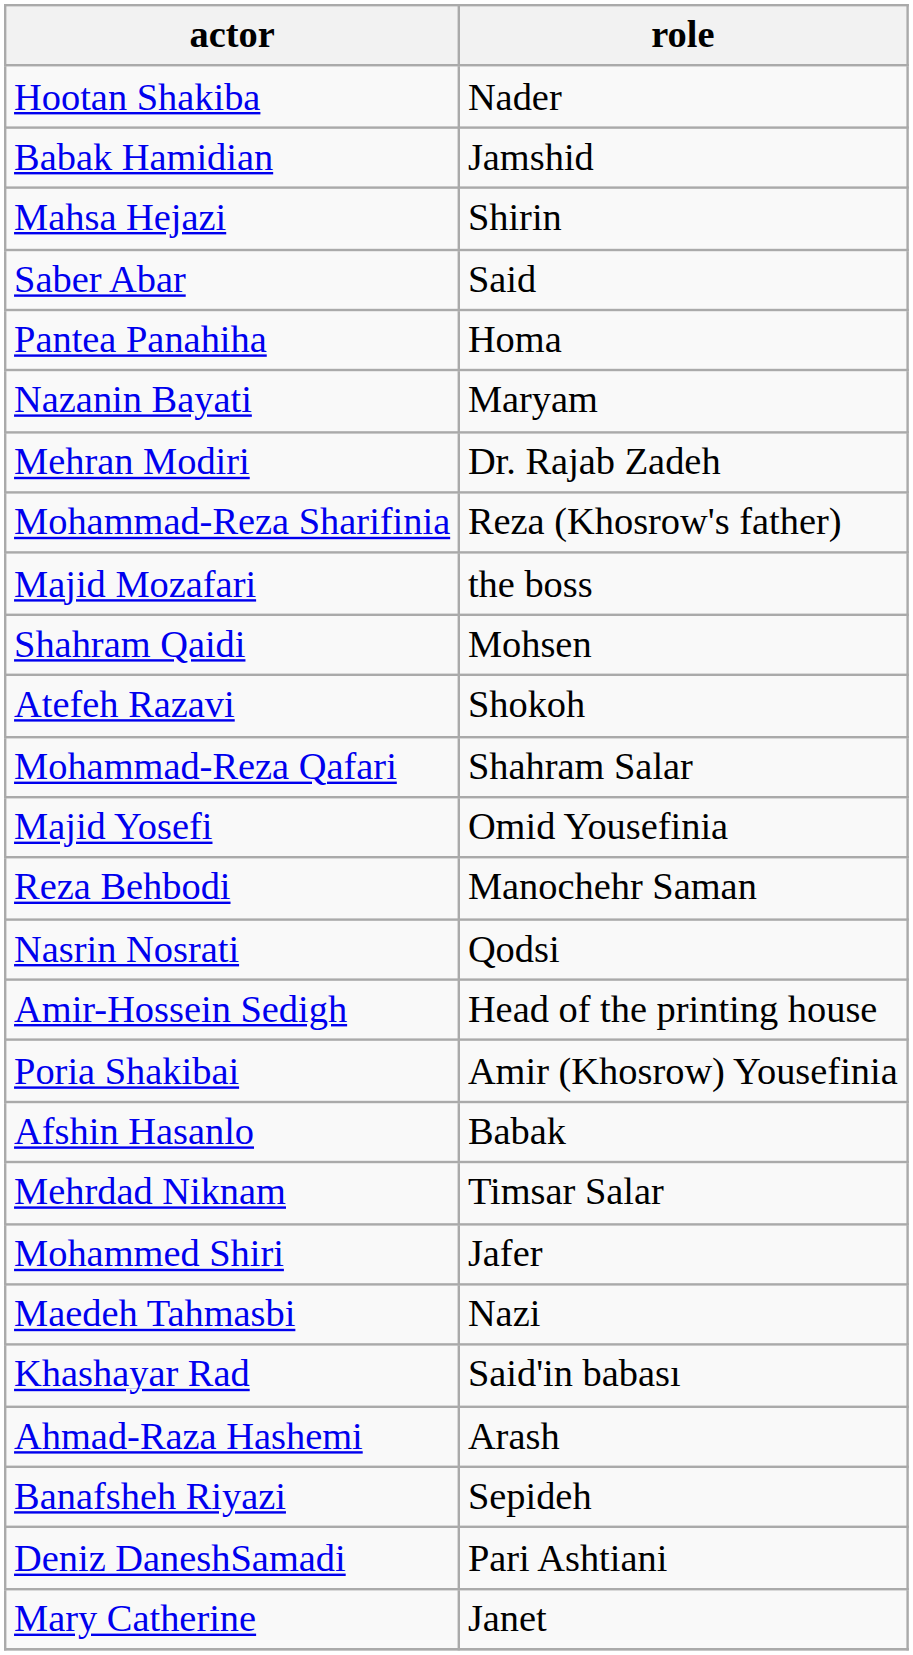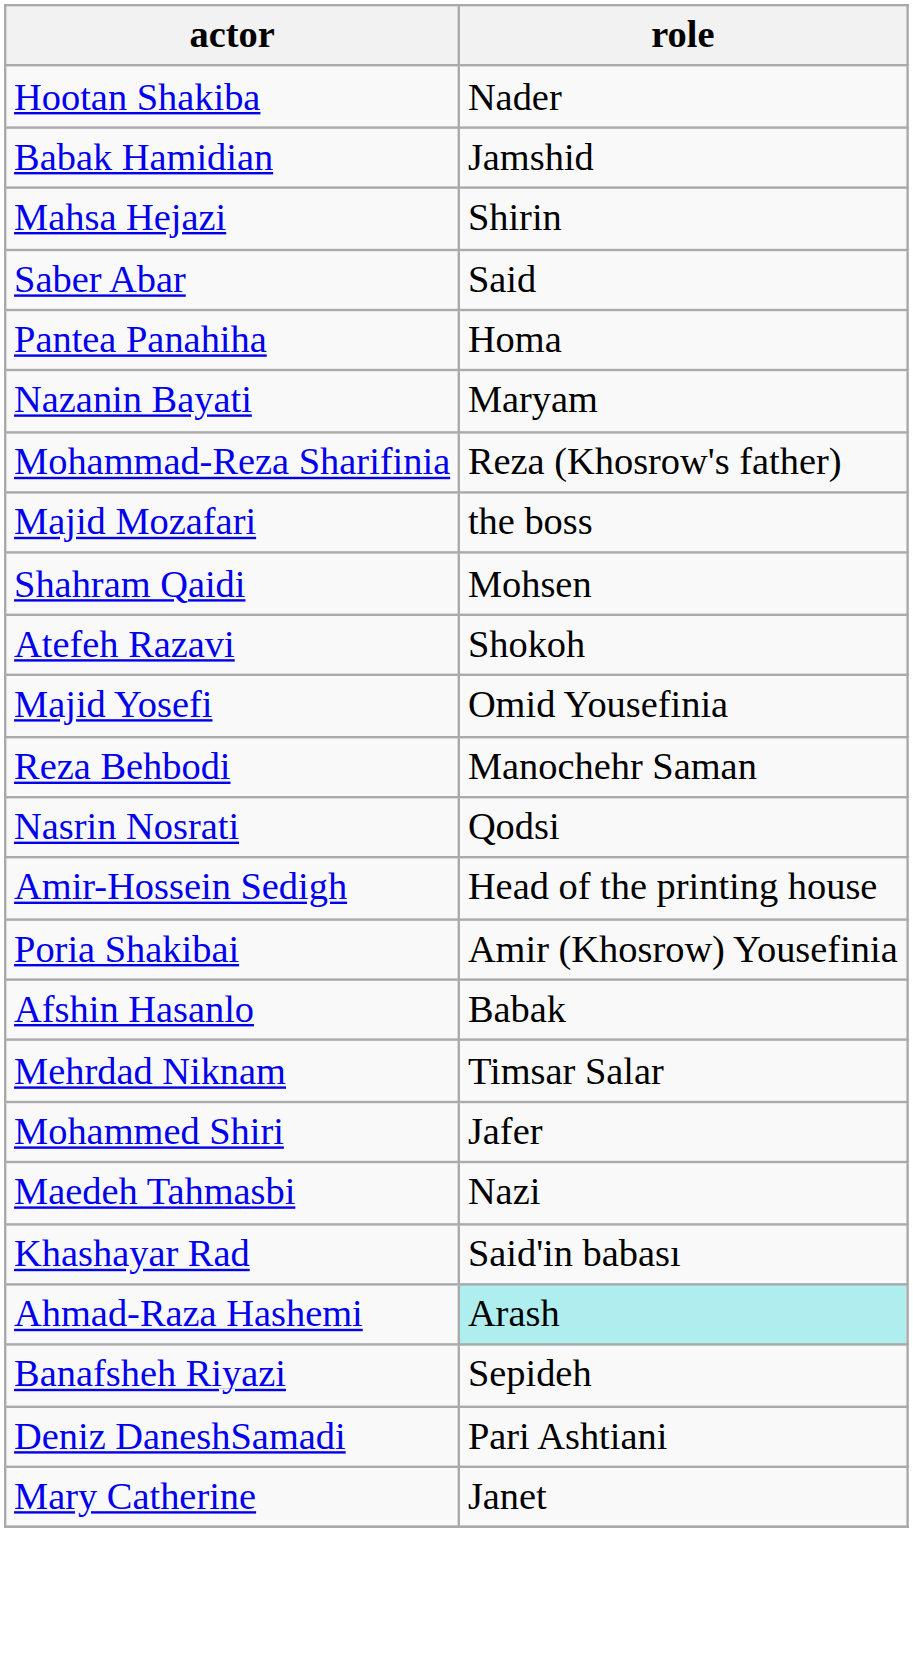- row: (132, 461)
- row: (205, 765)
(514, 1435) no background -> (514, 1313) paleturquoise background
